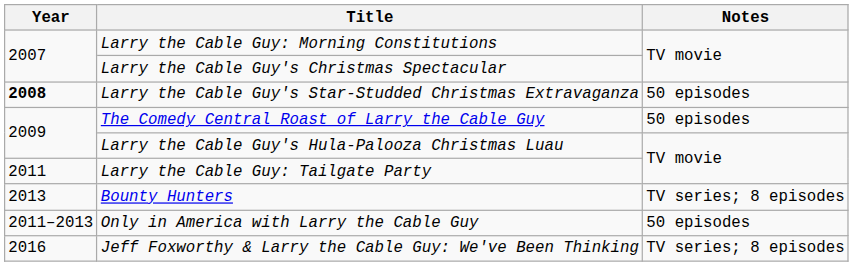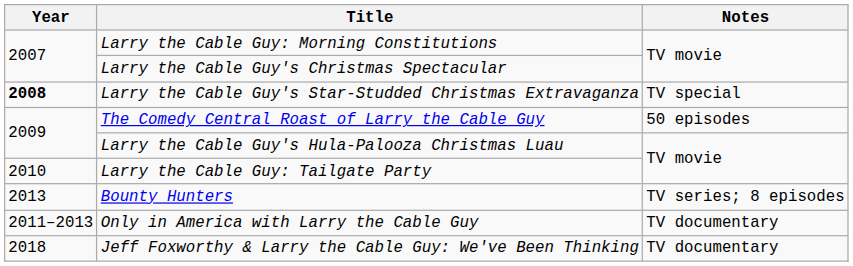(698, 94) 50 episodes -> (694, 94) TV special
(27, 171) 2011 -> (27, 171) 2010
(698, 223) 50 episodes -> (712, 223) TV documentary
(27, 248) 2016 -> (27, 248) 2018
(745, 248) TV series; 8 episodes -> (712, 248) TV documentary
